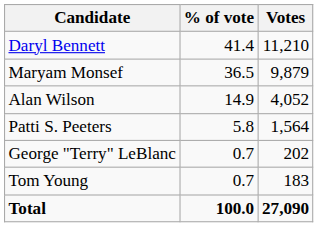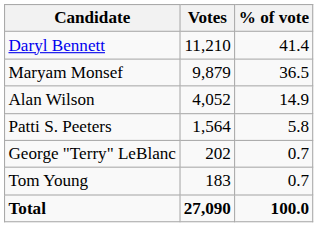columns swapped: (286, 18) <-> (219, 18)
